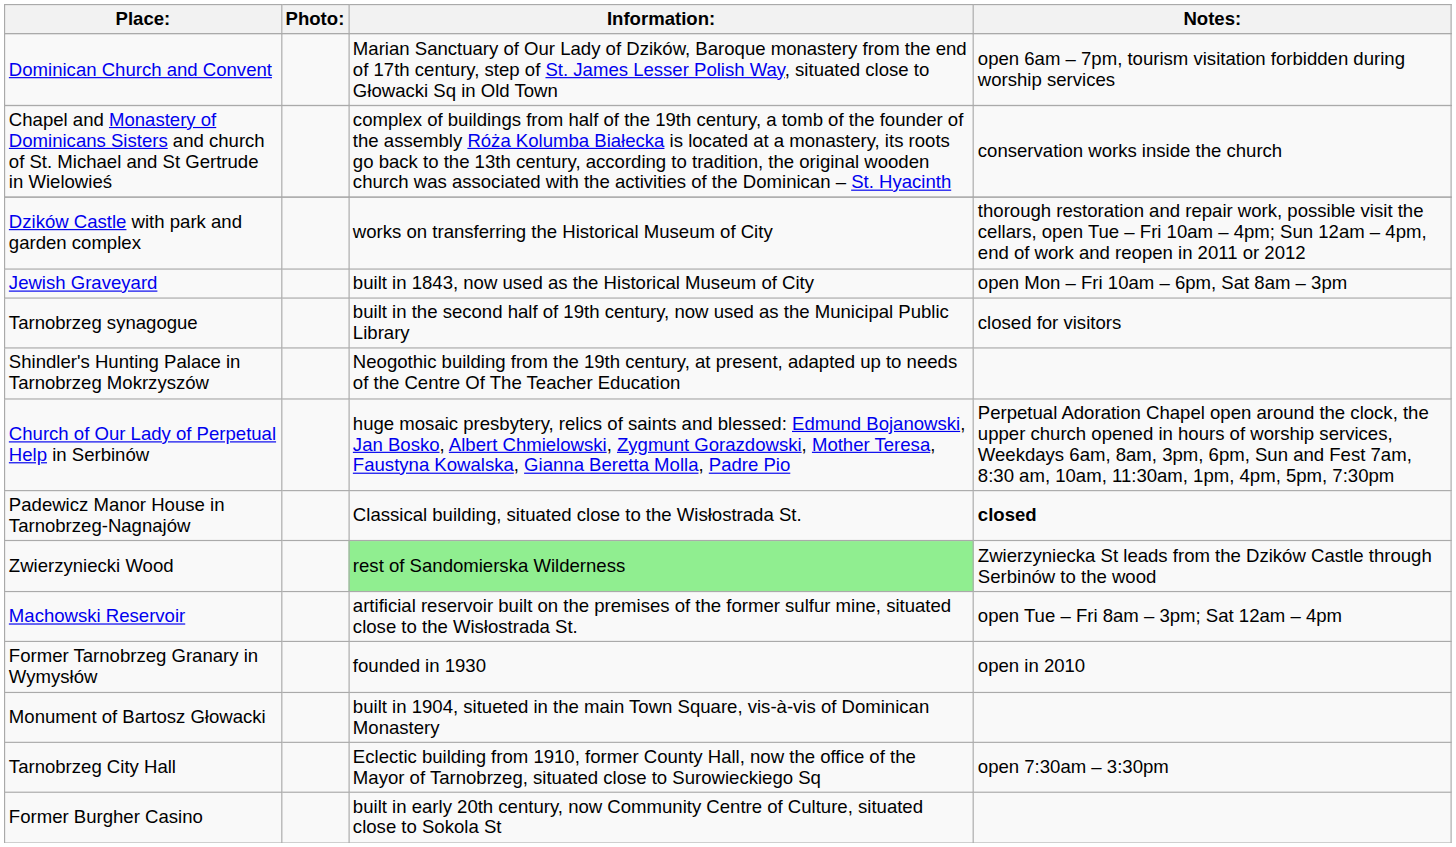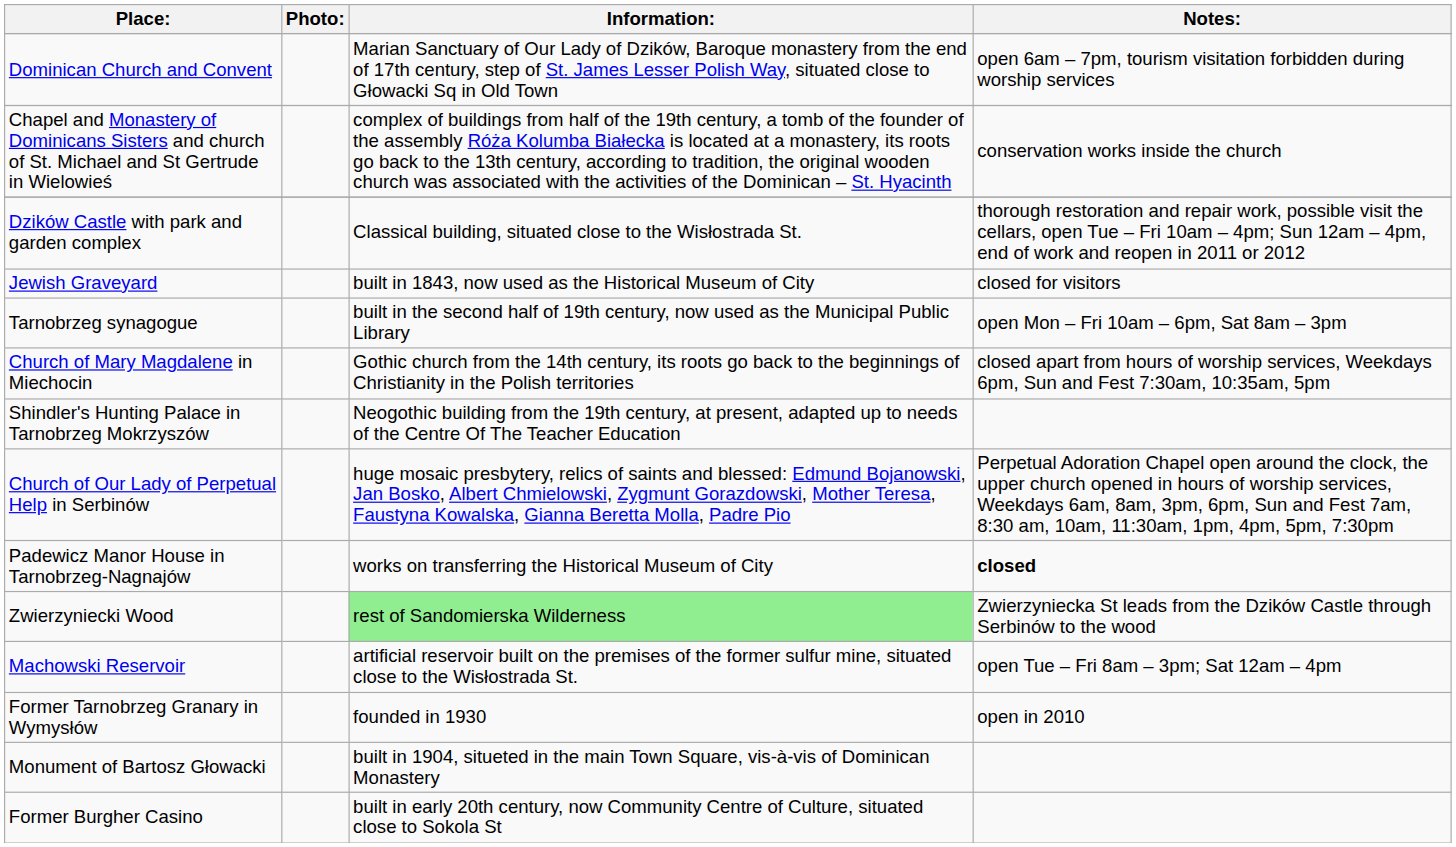(563, 232) works on transferring the Historical Museum of City -> (578, 232) Classical building, situated close to the Wisłostrada St.
(1163, 283) open Mon – Fri 10am – 6pm, Sat 8am – 3pm -> (1049, 283) closed for visitors
(1050, 322) closed for visitors -> (1162, 322) open Mon – Fri 10am – 6pm, Sat 8am – 3pm
+ row: (131, 373)
(577, 515) Classical building, situated close to the Wisłostrada St. -> (563, 566) works on transferring the Historical Museum of City
- row: (92, 767)
